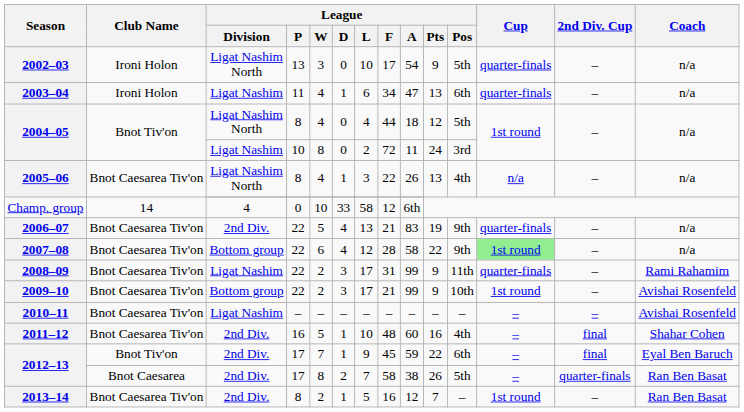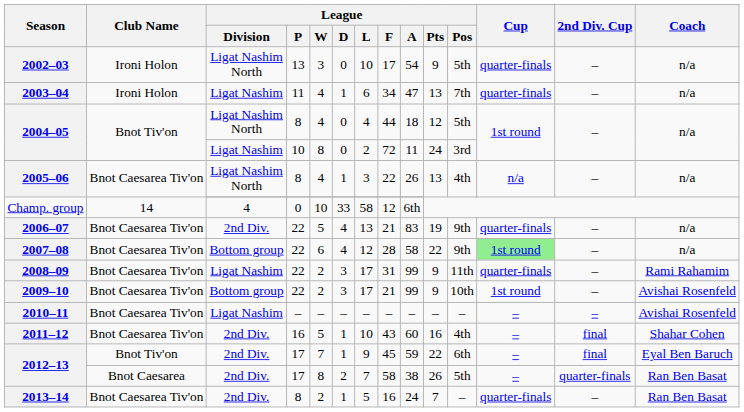(462, 93) 6th -> (462, 93) 7th
(389, 333) 48 -> (389, 333) 43
(412, 396) 12 -> (412, 396) 24
(516, 396) 1st round -> (516, 396) quarter-finals
